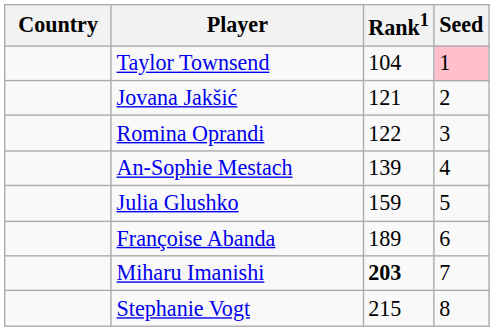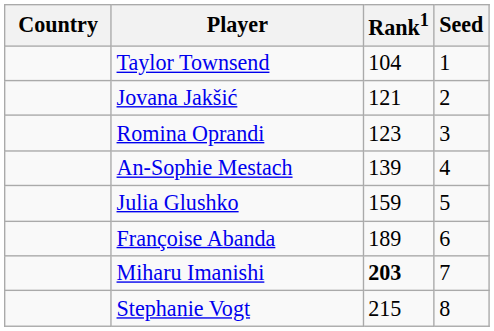(445, 62) pink background -> (445, 62) no background
(385, 133) 122 -> (385, 133) 123
